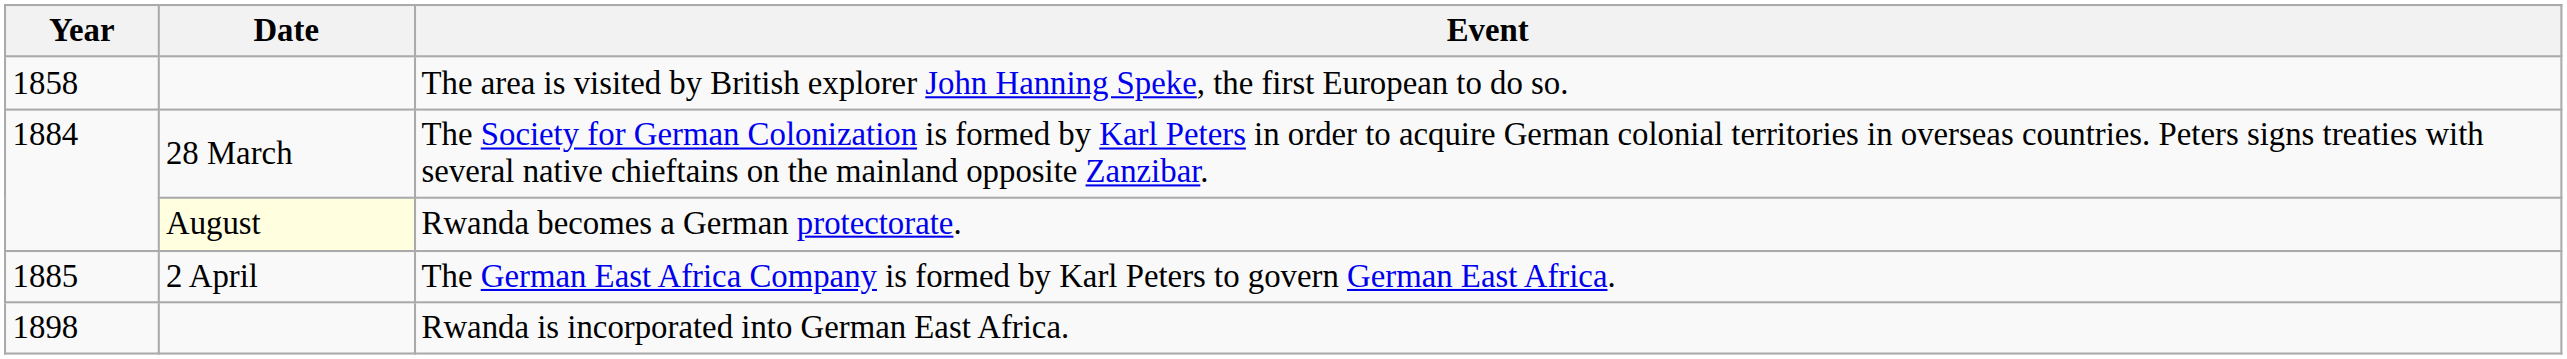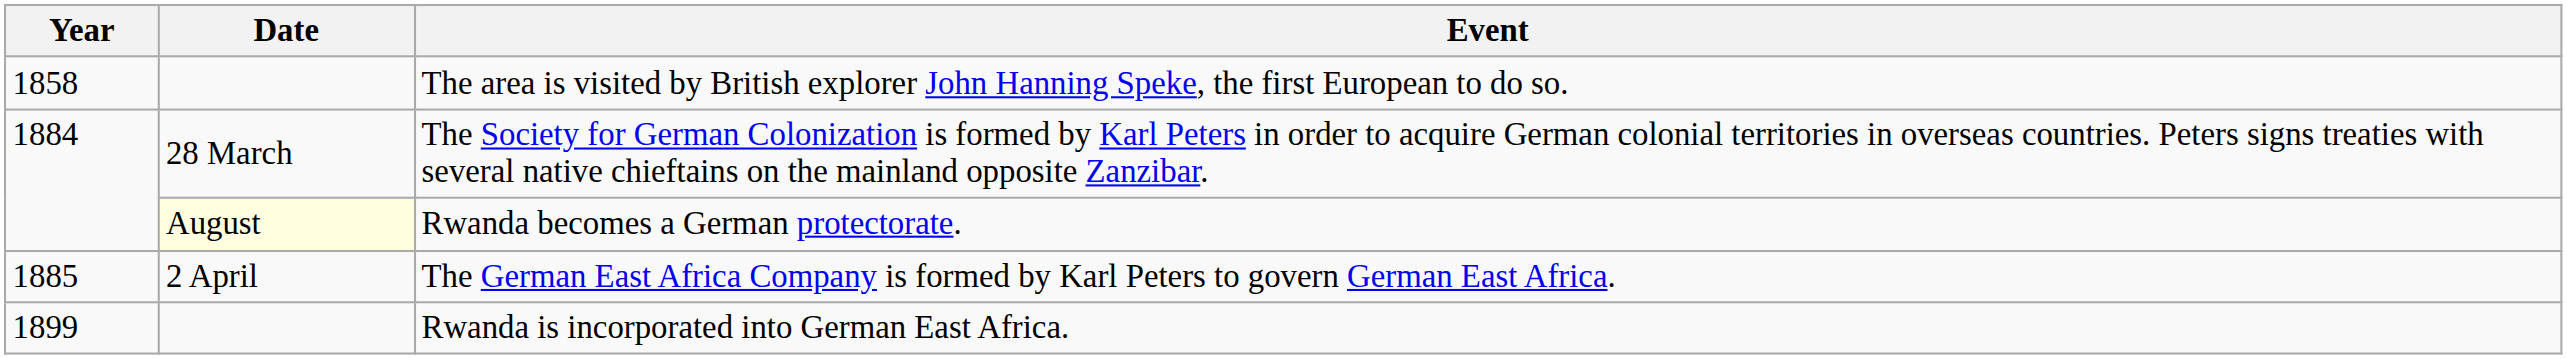(45, 327) 1898 -> (45, 327) 1899
